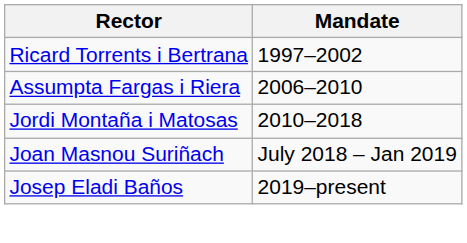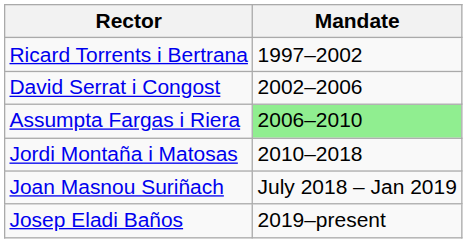+ row: (115, 87)
(310, 87) no background -> (310, 120) lightgreen background
